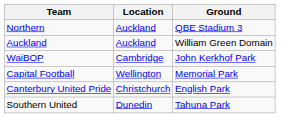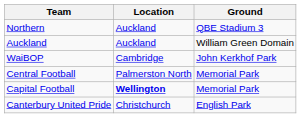+ row: (41, 74)
(138, 74) normal -> (141, 89) bold
- row: (42, 105)
